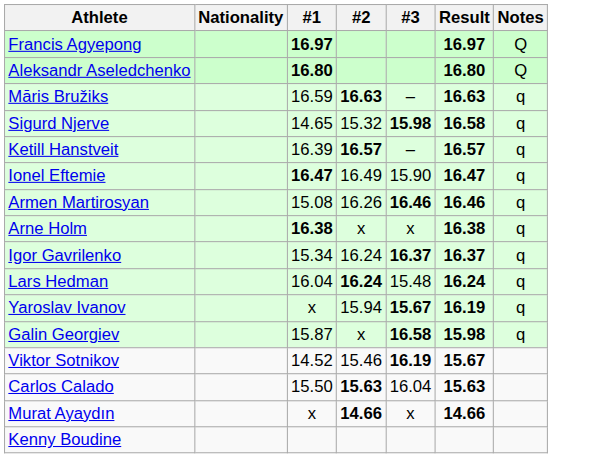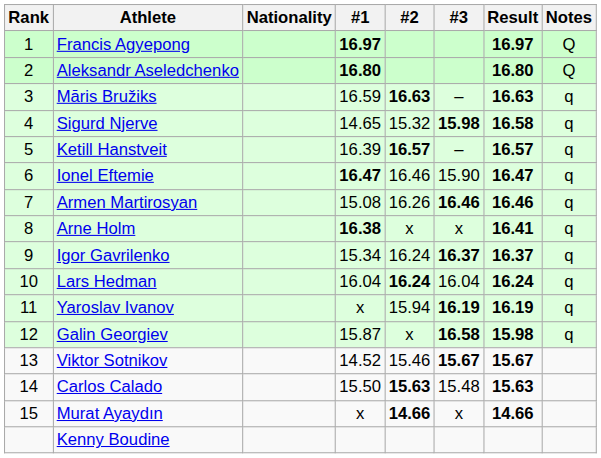+ column: (29, 17)
(361, 176) 16.49 -> (410, 176) 16.46
(464, 228) 16.38 -> (513, 228) 16.41
(410, 281) 15.48 -> (459, 281) 16.04
(410, 307) 15.67 -> (459, 307) 16.19
(410, 360) 16.19 -> (459, 360) 15.67
(410, 387) 16.04 -> (459, 387) 15.48
